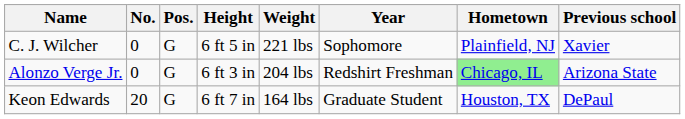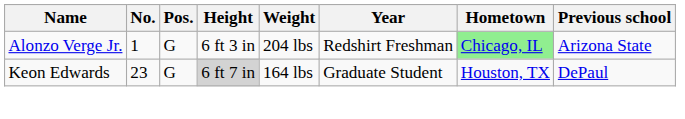- row: (53, 45)
(135, 72) 0 -> (135, 45) 1
(139, 99) 20 -> (139, 72) 23
(228, 99) no background -> (228, 72) lightgrey background
